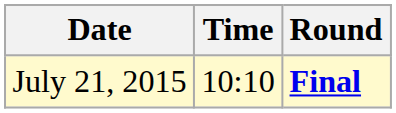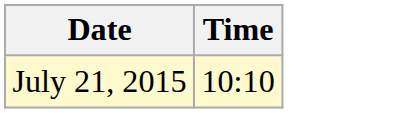- column: (336, 30)
